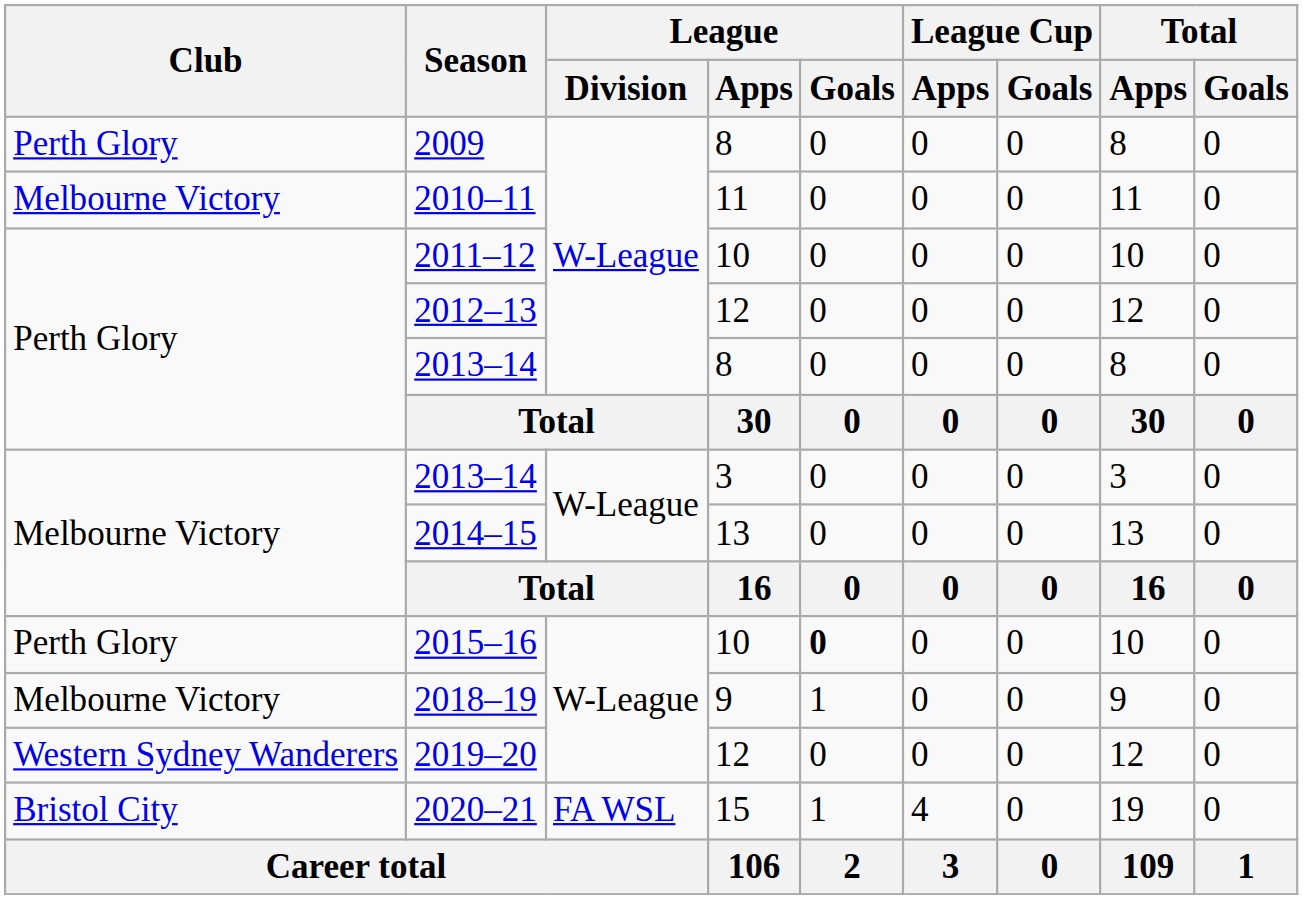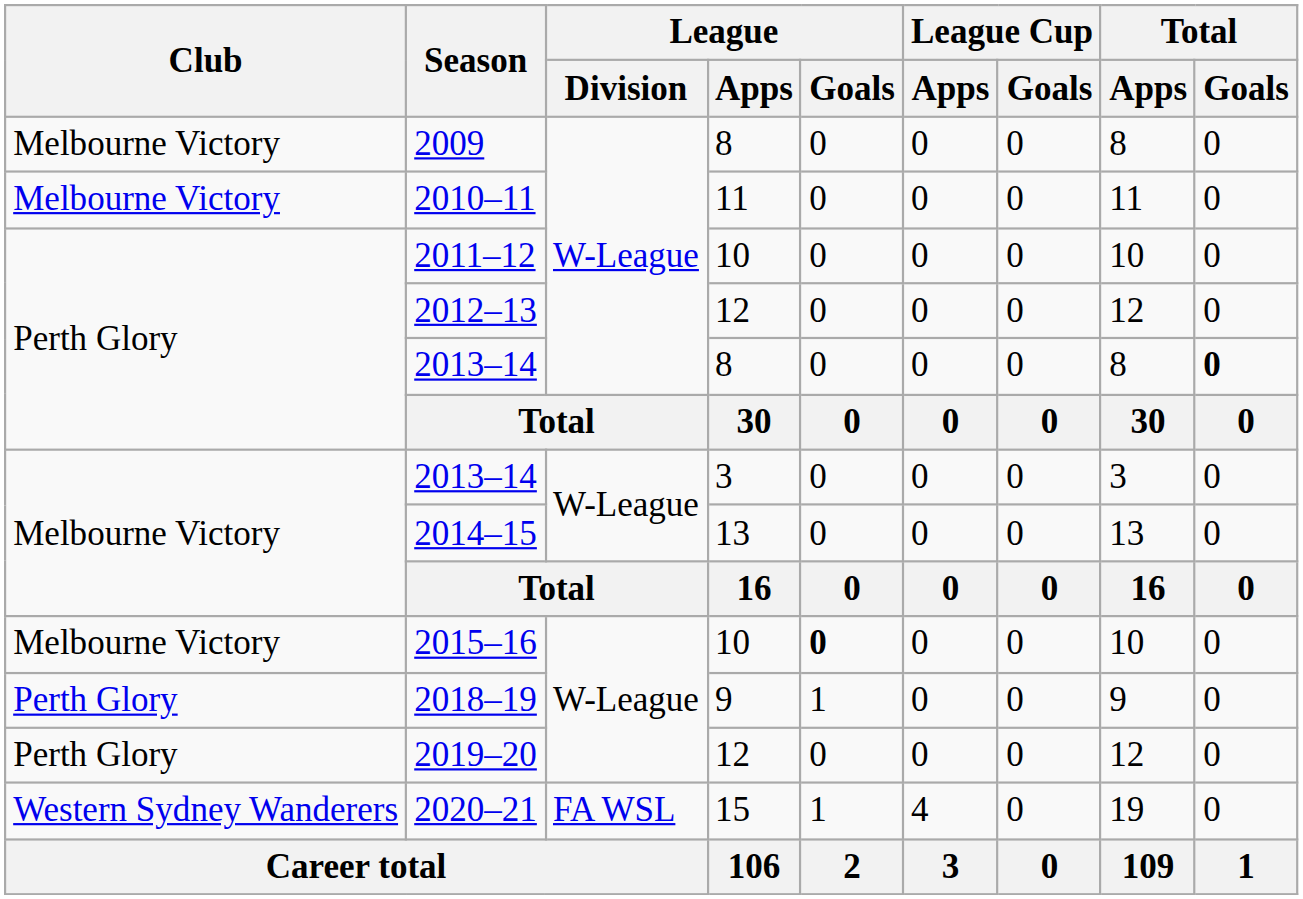(95, 143) Perth Glory -> (147, 143) Melbourne Victory
(1212, 365) normal -> (1212, 365) bold
(95, 643) Perth Glory -> (147, 643) Melbourne Victory
(147, 699) Melbourne Victory -> (95, 699) Perth Glory
(206, 754) Western Sydney Wanderers -> (95, 754) Perth Glory
(95, 810) Bristol City -> (206, 810) Western Sydney Wanderers
